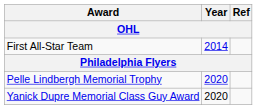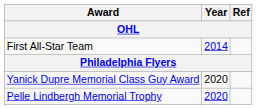rows swapped: (84, 79) <-> (103, 96)
